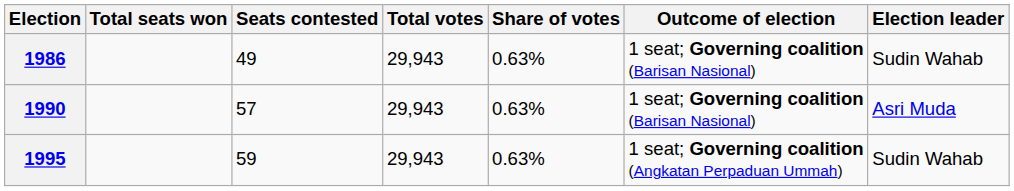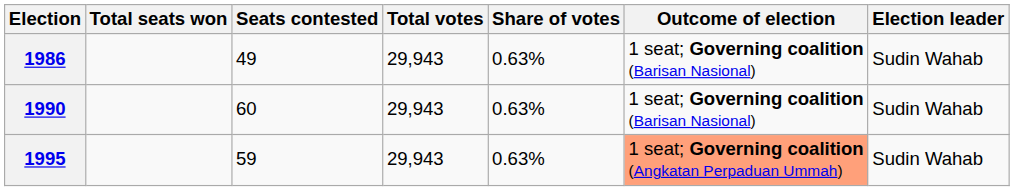(246, 109) 57 -> (246, 109) 60
(914, 109) Asri Muda -> (928, 109) Sudin Wahab
(746, 159) no background -> (746, 159) lightsalmon background
